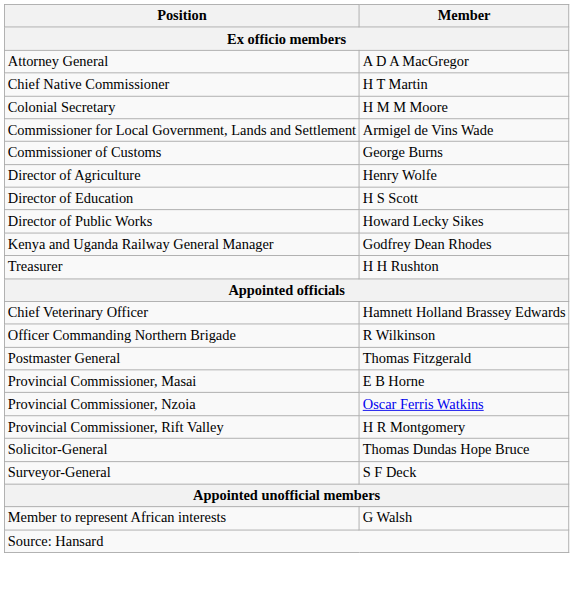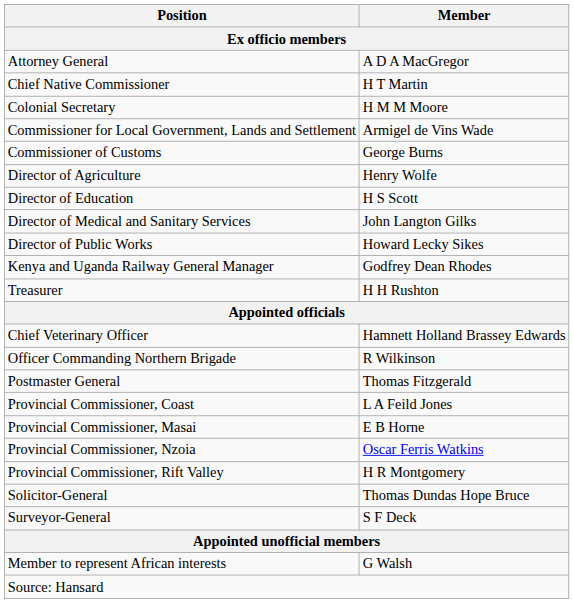+ row: (129, 221)
+ row: (101, 404)
